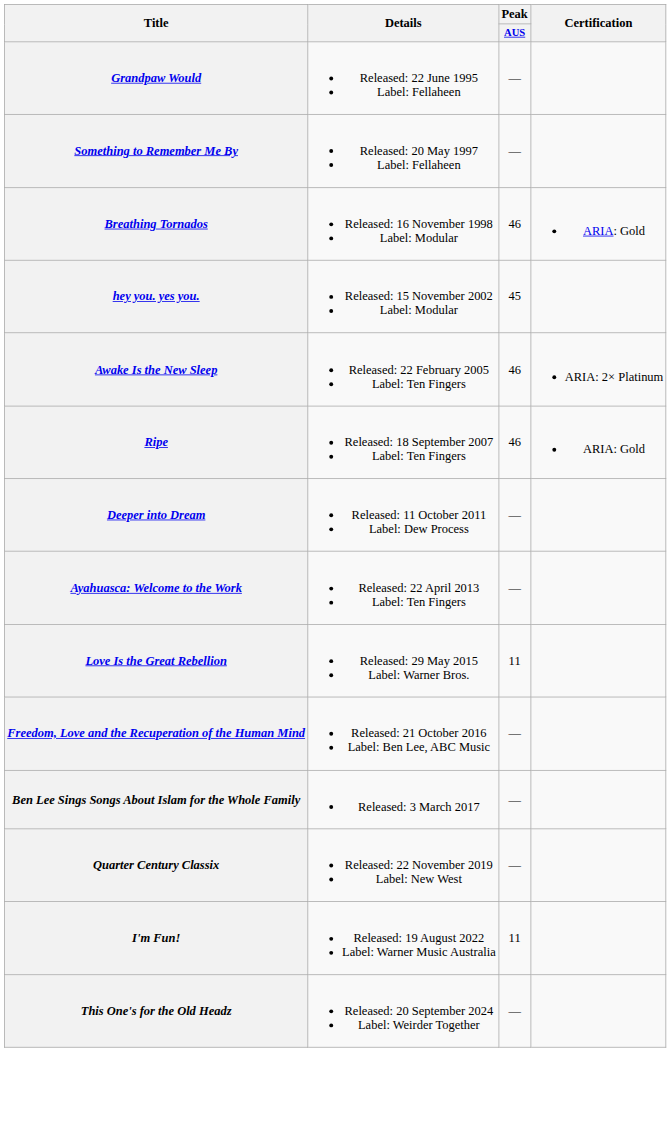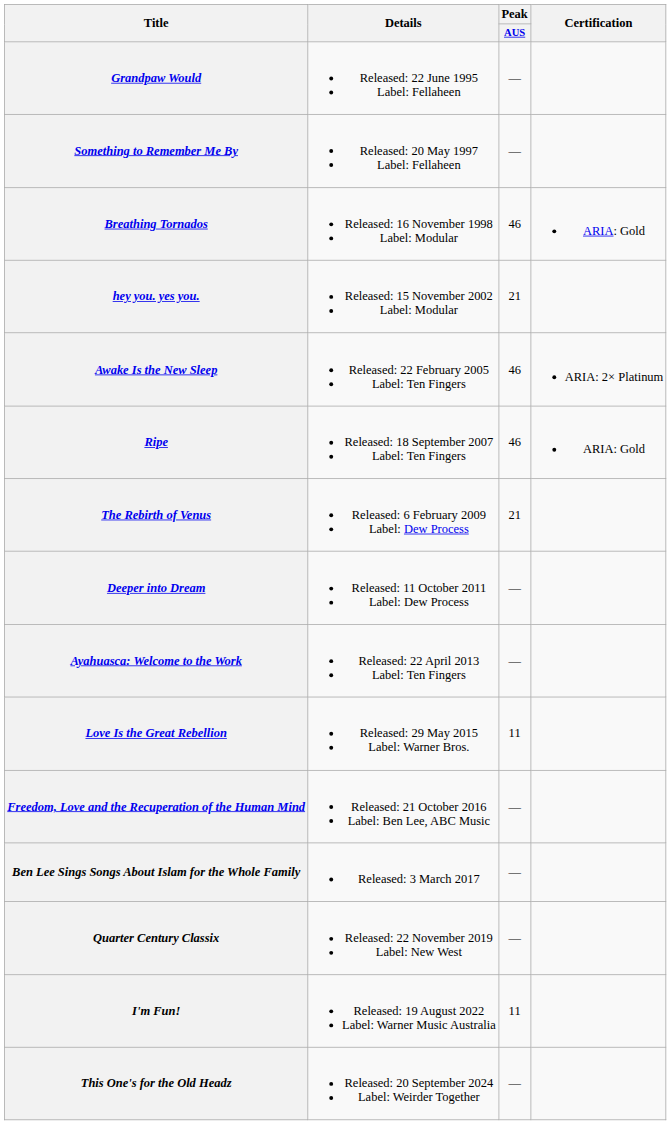(515, 296) 45 -> (515, 296) 21
+ row: (156, 515)
